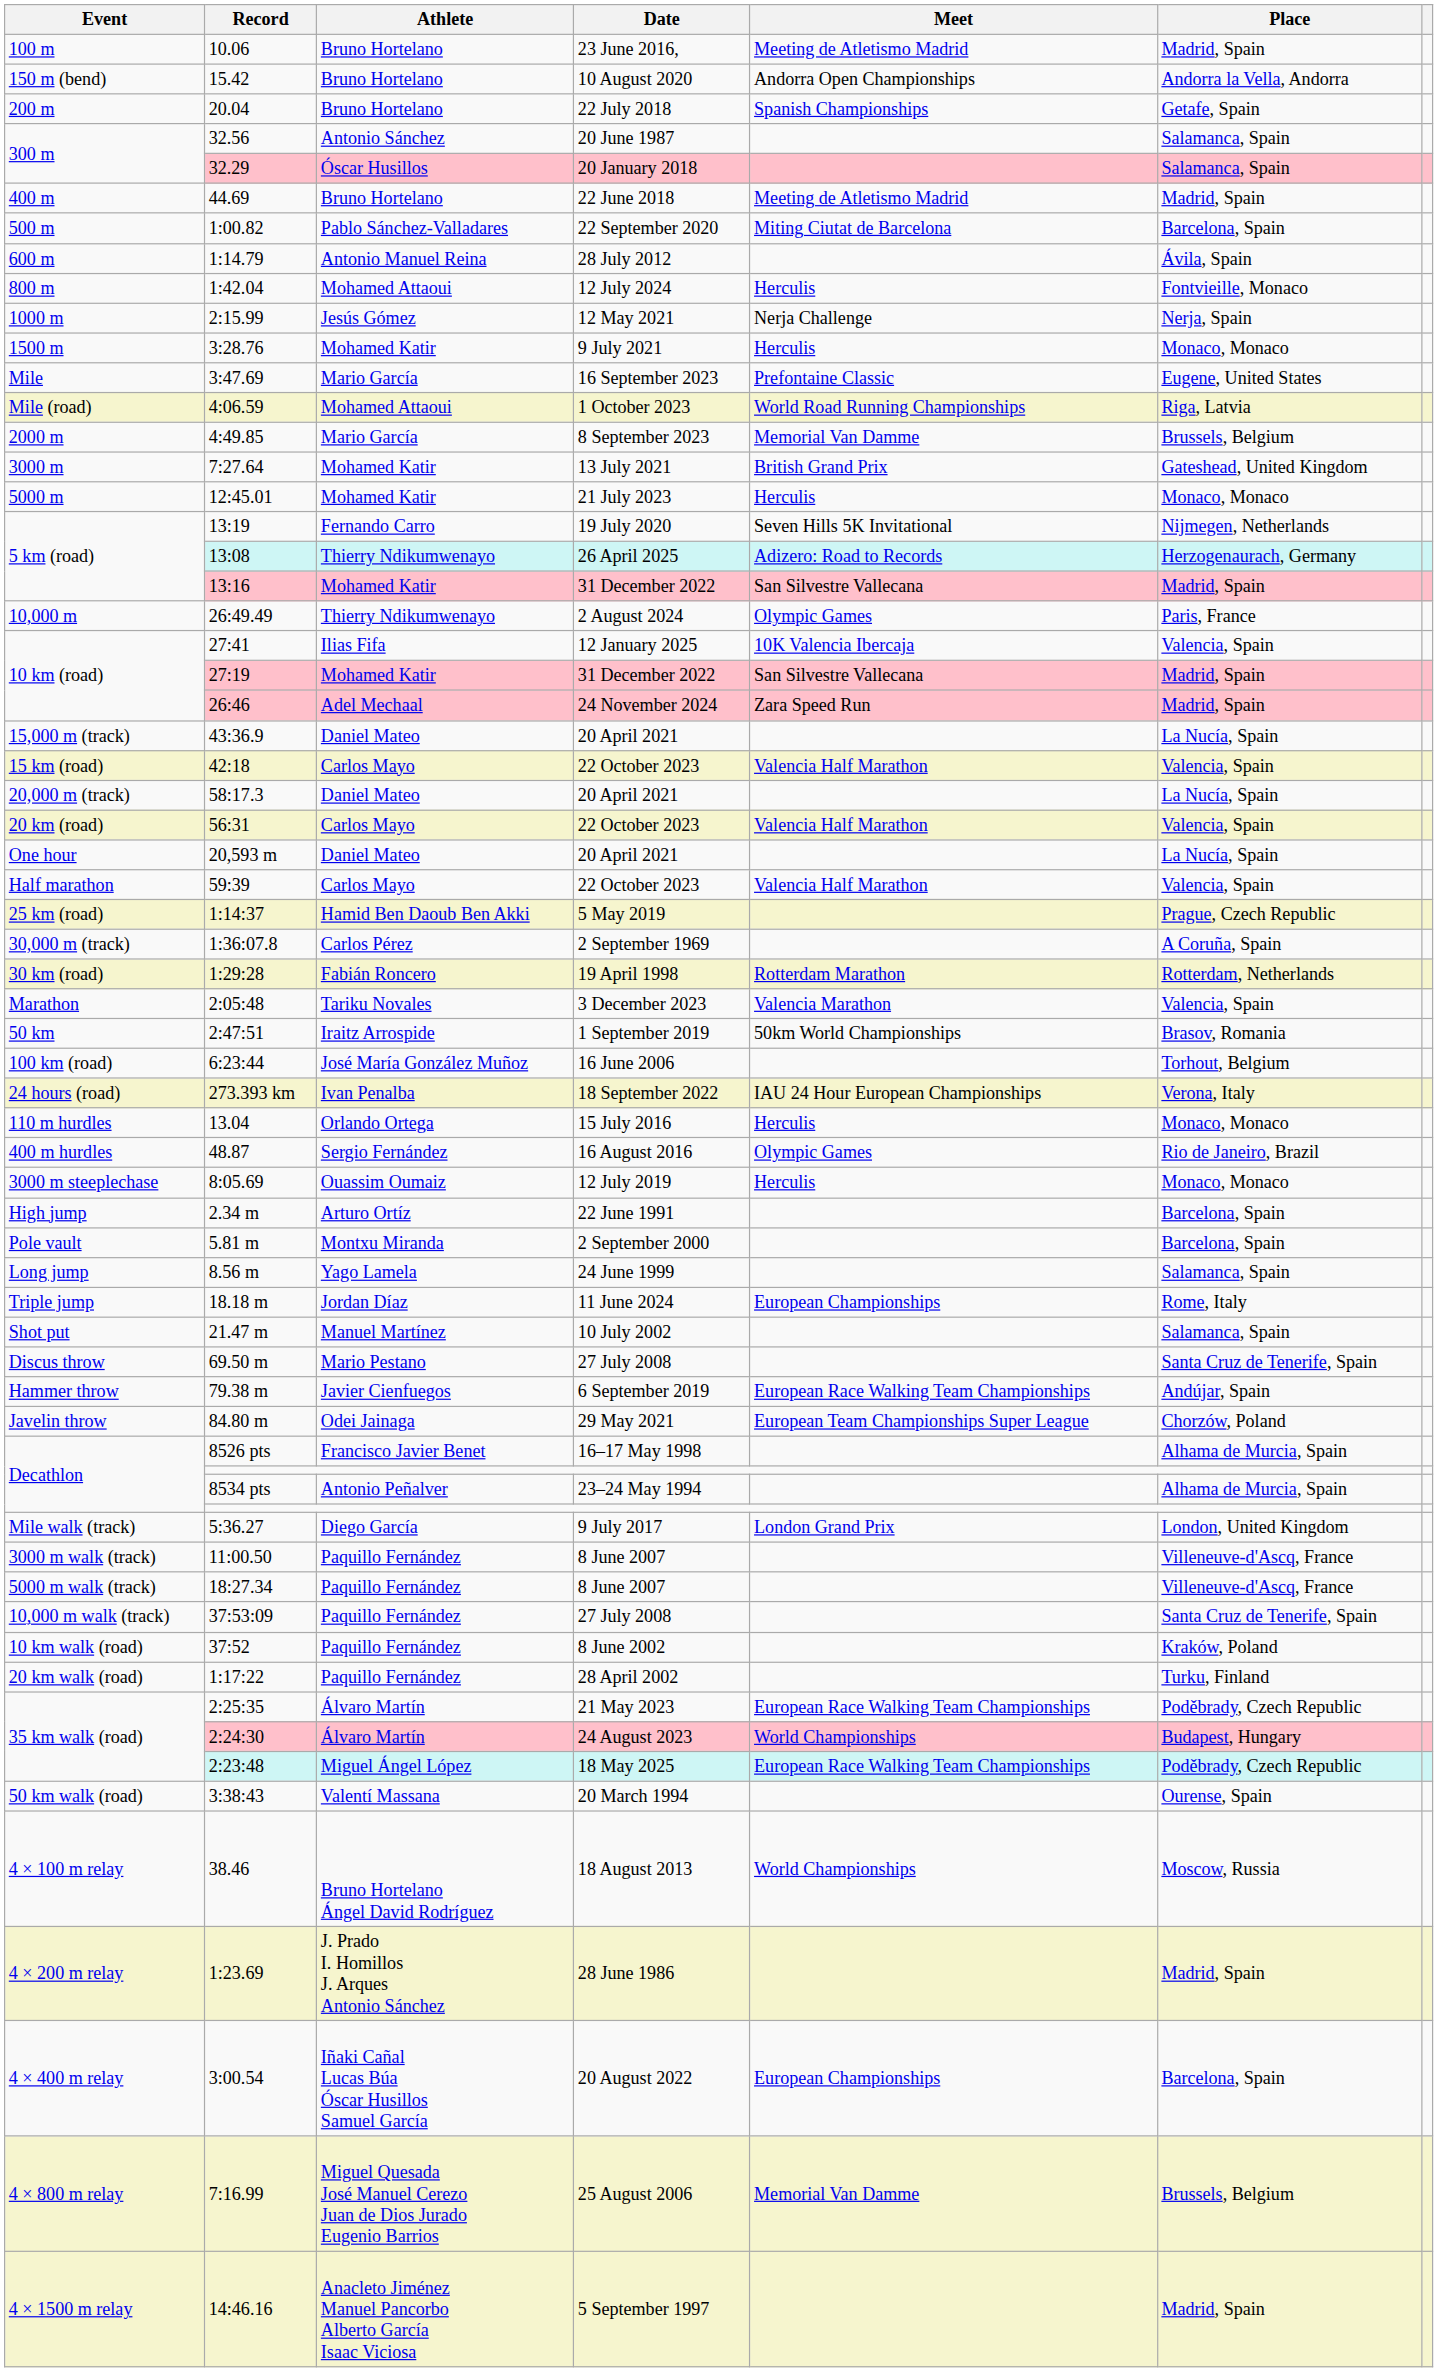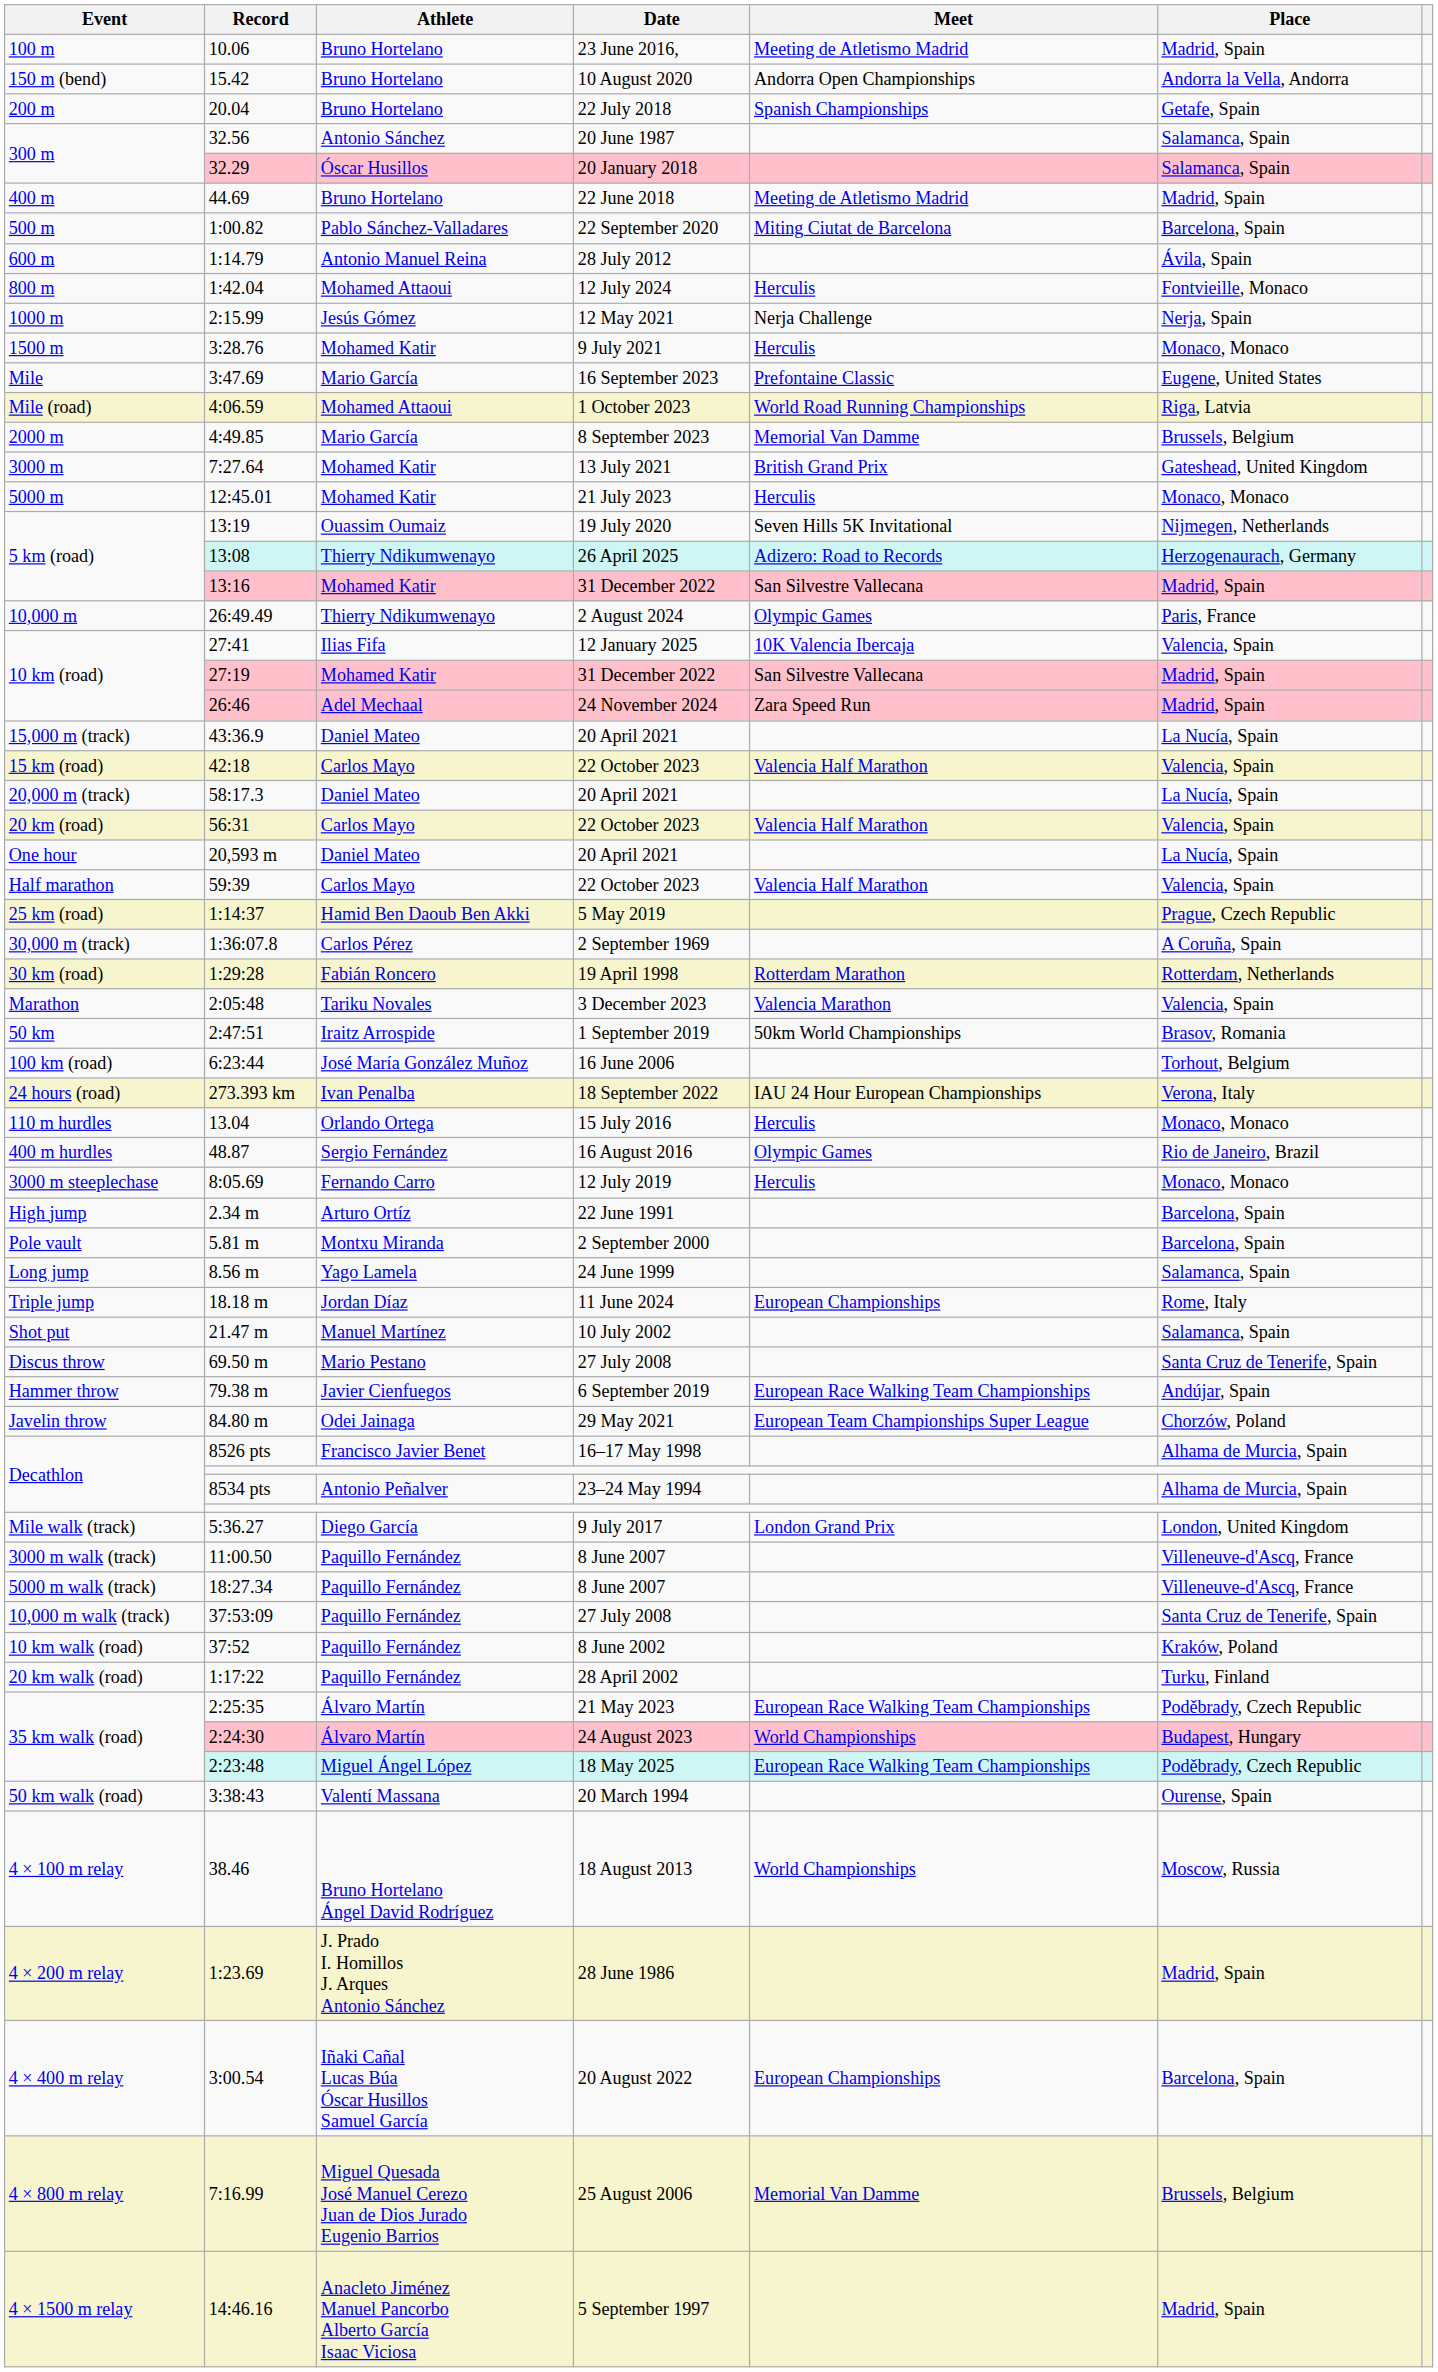(378, 526) Fernando Carro -> (383, 526) Ouassim Oumaiz
(383, 1182) Ouassim Oumaiz -> (378, 1182) Fernando Carro
